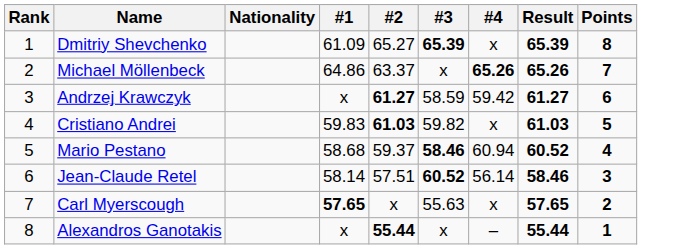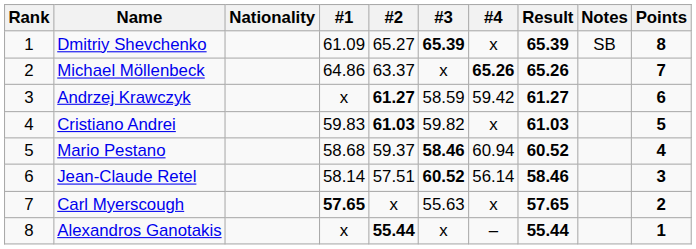+ column: (605, 17)
